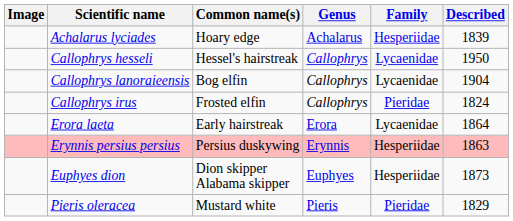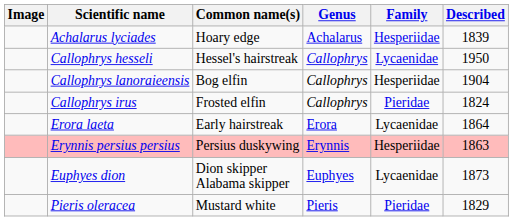(407, 80) Lycaenidae -> (407, 80) Hesperiidae
(407, 175) Hesperiidae -> (407, 175) Lycaenidae
